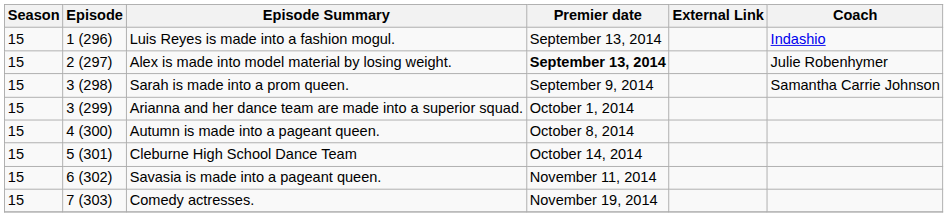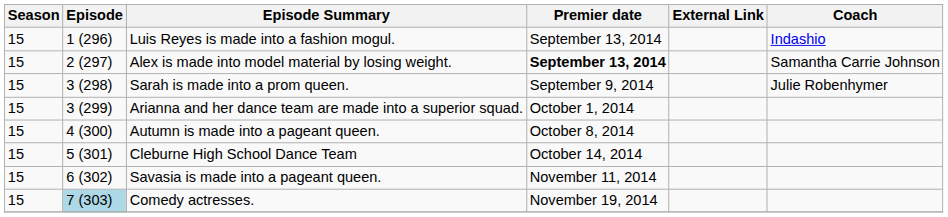(829, 62) Julie Robenhymer -> (855, 62) Samantha Carrie Johnson
(855, 85) Samantha Carrie Johnson -> (829, 85) Julie Robenhymer
(89, 200) no background -> (89, 200) lightblue background
